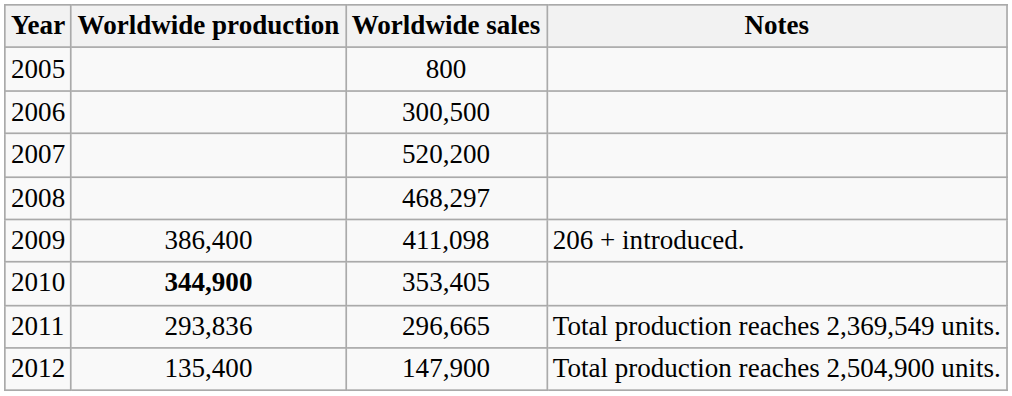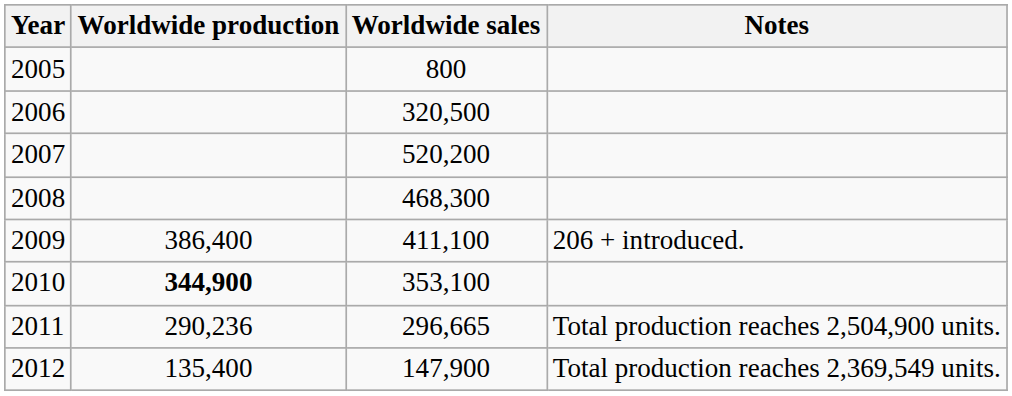(446, 111) 300,500 -> (446, 111) 320,500
(446, 197) 468,297 -> (446, 197) 468,300
(446, 240) 411,098 -> (446, 240) 411,100
(446, 283) 353,405 -> (446, 283) 353,100
(208, 326) 293,836 -> (208, 326) 290,236
(777, 326) Total production reaches 2,369,549 units. -> (777, 326) Total production reaches 2,504,900 units.
(777, 369) Total production reaches 2,504,900 units. -> (777, 369) Total production reaches 2,369,549 units.
